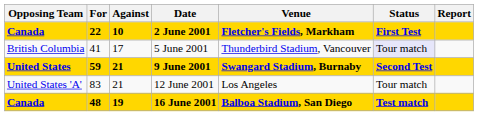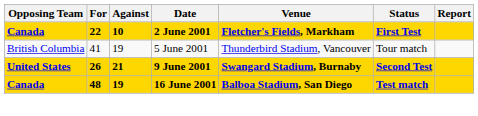(118, 48) 17 -> (118, 48) 19
(402, 48) lavender background -> (402, 48) no background
(95, 66) 59 -> (95, 66) 26
- row: (184, 84)
